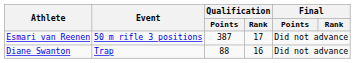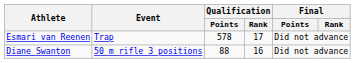(148, 38) 50 m rifle 3 positions -> (104, 38) Trap
(224, 38) 387 -> (224, 38) 578
(104, 51) Trap -> (148, 51) 50 m rifle 3 positions
